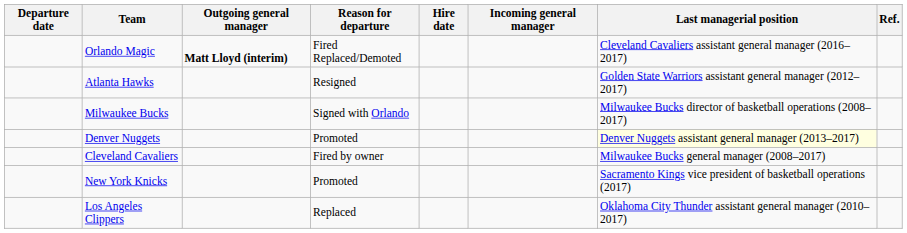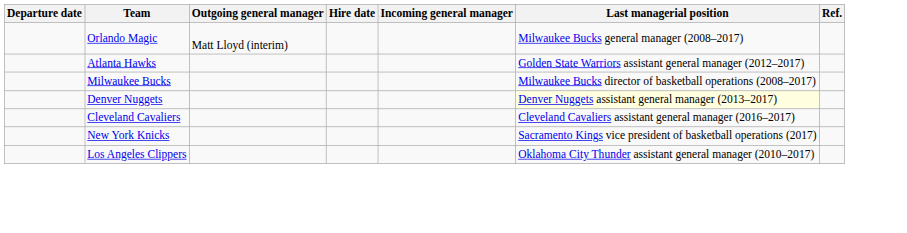- column: (365, 20)
(236, 57) bold -> (240, 44) normal
(725, 51) Cleveland Cavaliers assistant general manager (2016–2017) -> (631, 38) Milwaukee Bucks general manager (2008–2017)
(713, 156) Milwaukee Bucks general manager (2008–2017) -> (657, 117) Cleveland Cavaliers assistant general manager (2016–2017)
